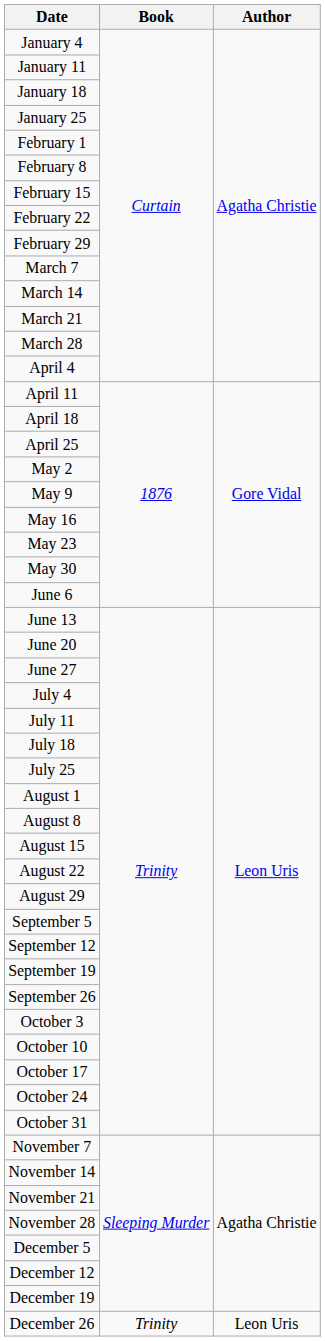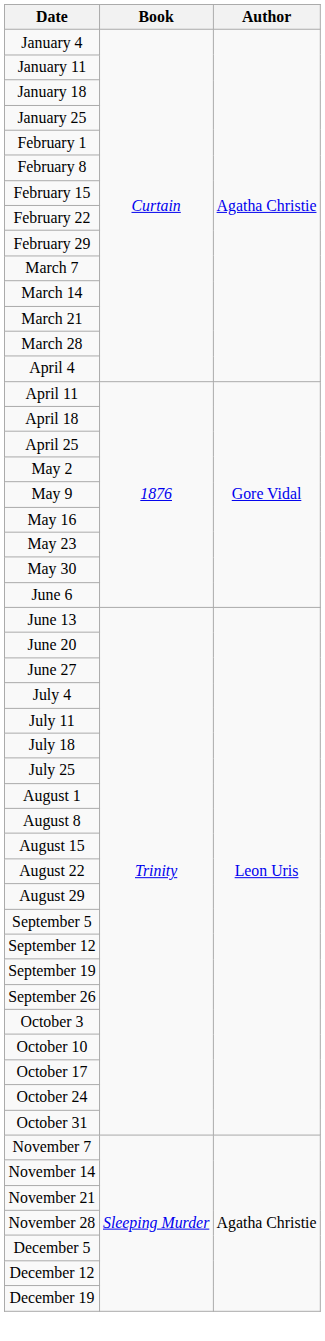- row: (52, 1323)
